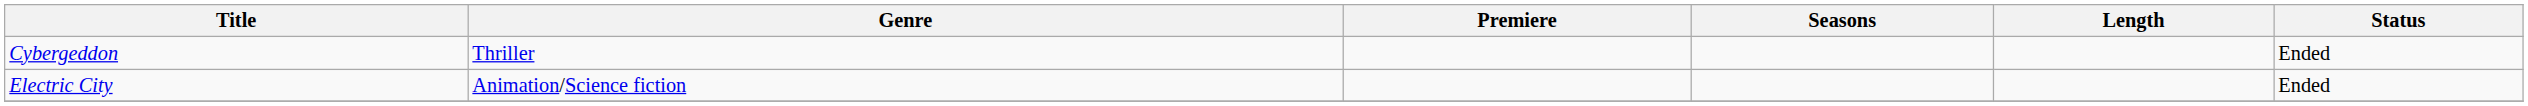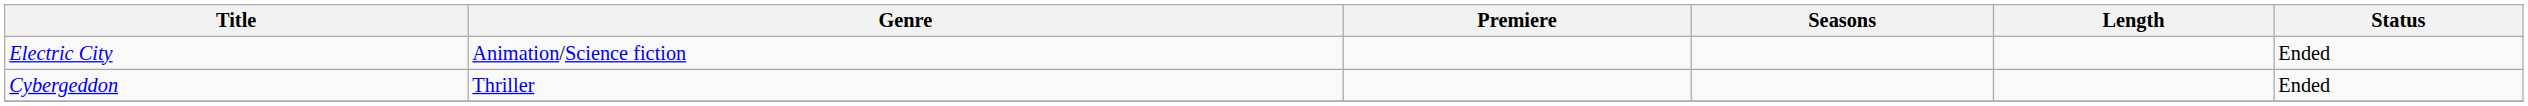rows swapped: (61, 85) <-> (64, 52)
